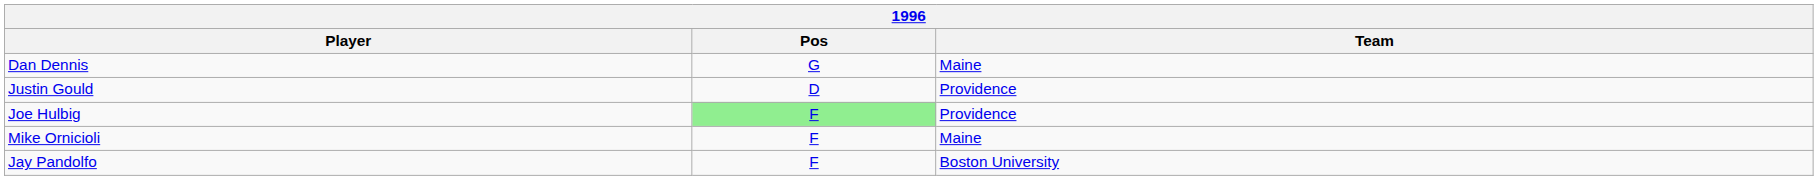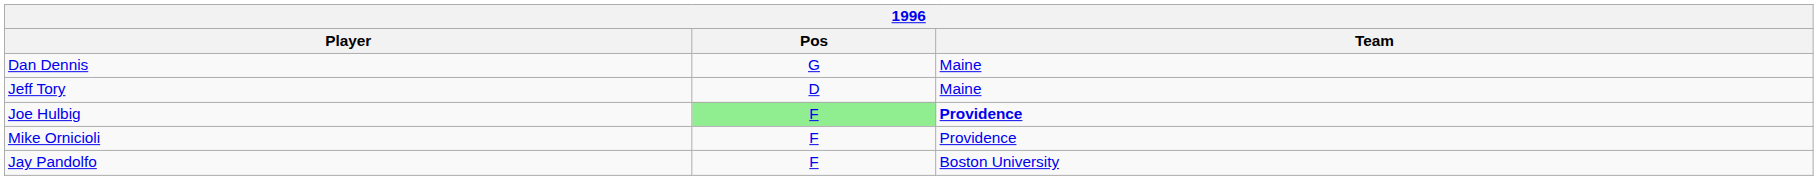- row: (51, 89)
+ row: (37, 89)
(978, 114) normal -> (981, 114) bold
(961, 138) Maine -> (978, 138) Providence
